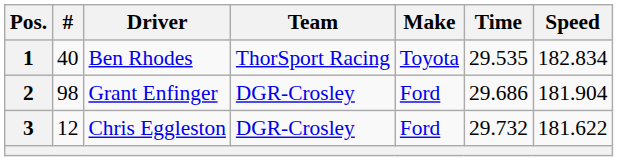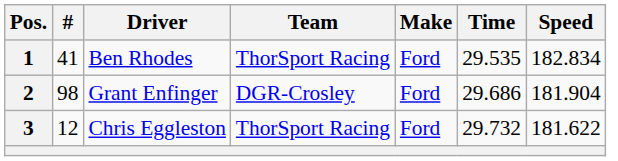(68, 57) 40 -> (68, 57) 41
(429, 57) Toyota -> (420, 57) Ford
(295, 128) DGR-Crosley -> (313, 128) ThorSport Racing
